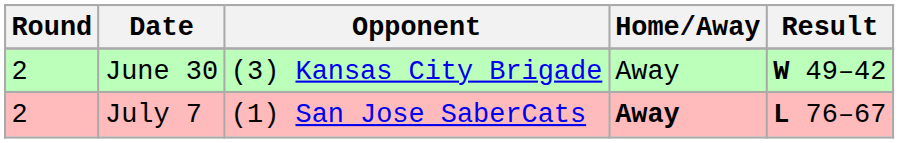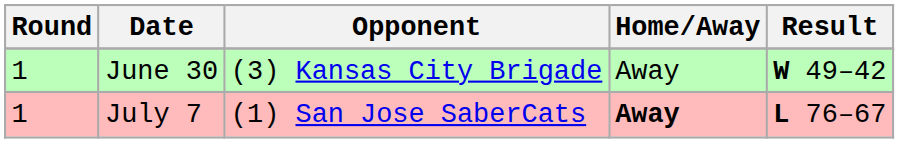(20, 71) 2 -> (20, 71) 1
(20, 115) 2 -> (20, 115) 1
